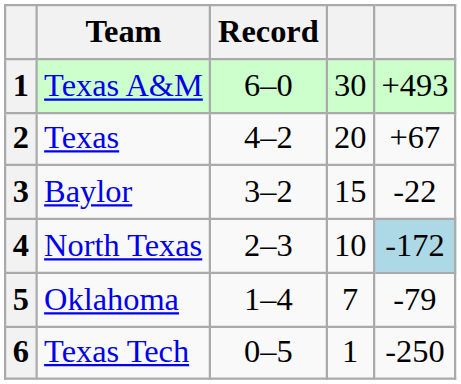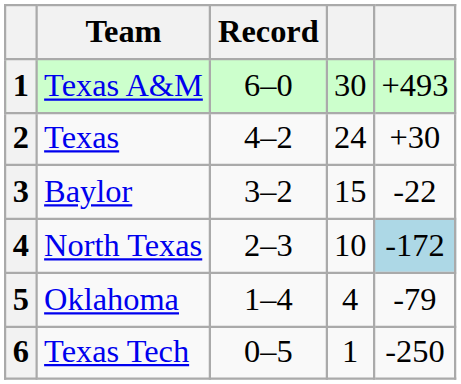(350, 138) 20 -> (350, 138) 24
(415, 138) +67 -> (415, 138) +30
(350, 298) 7 -> (350, 298) 4
